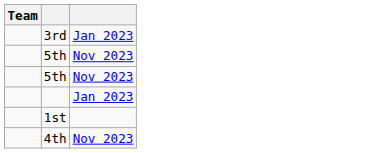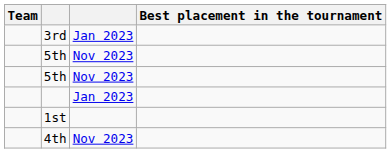+ column: (261, 15)
